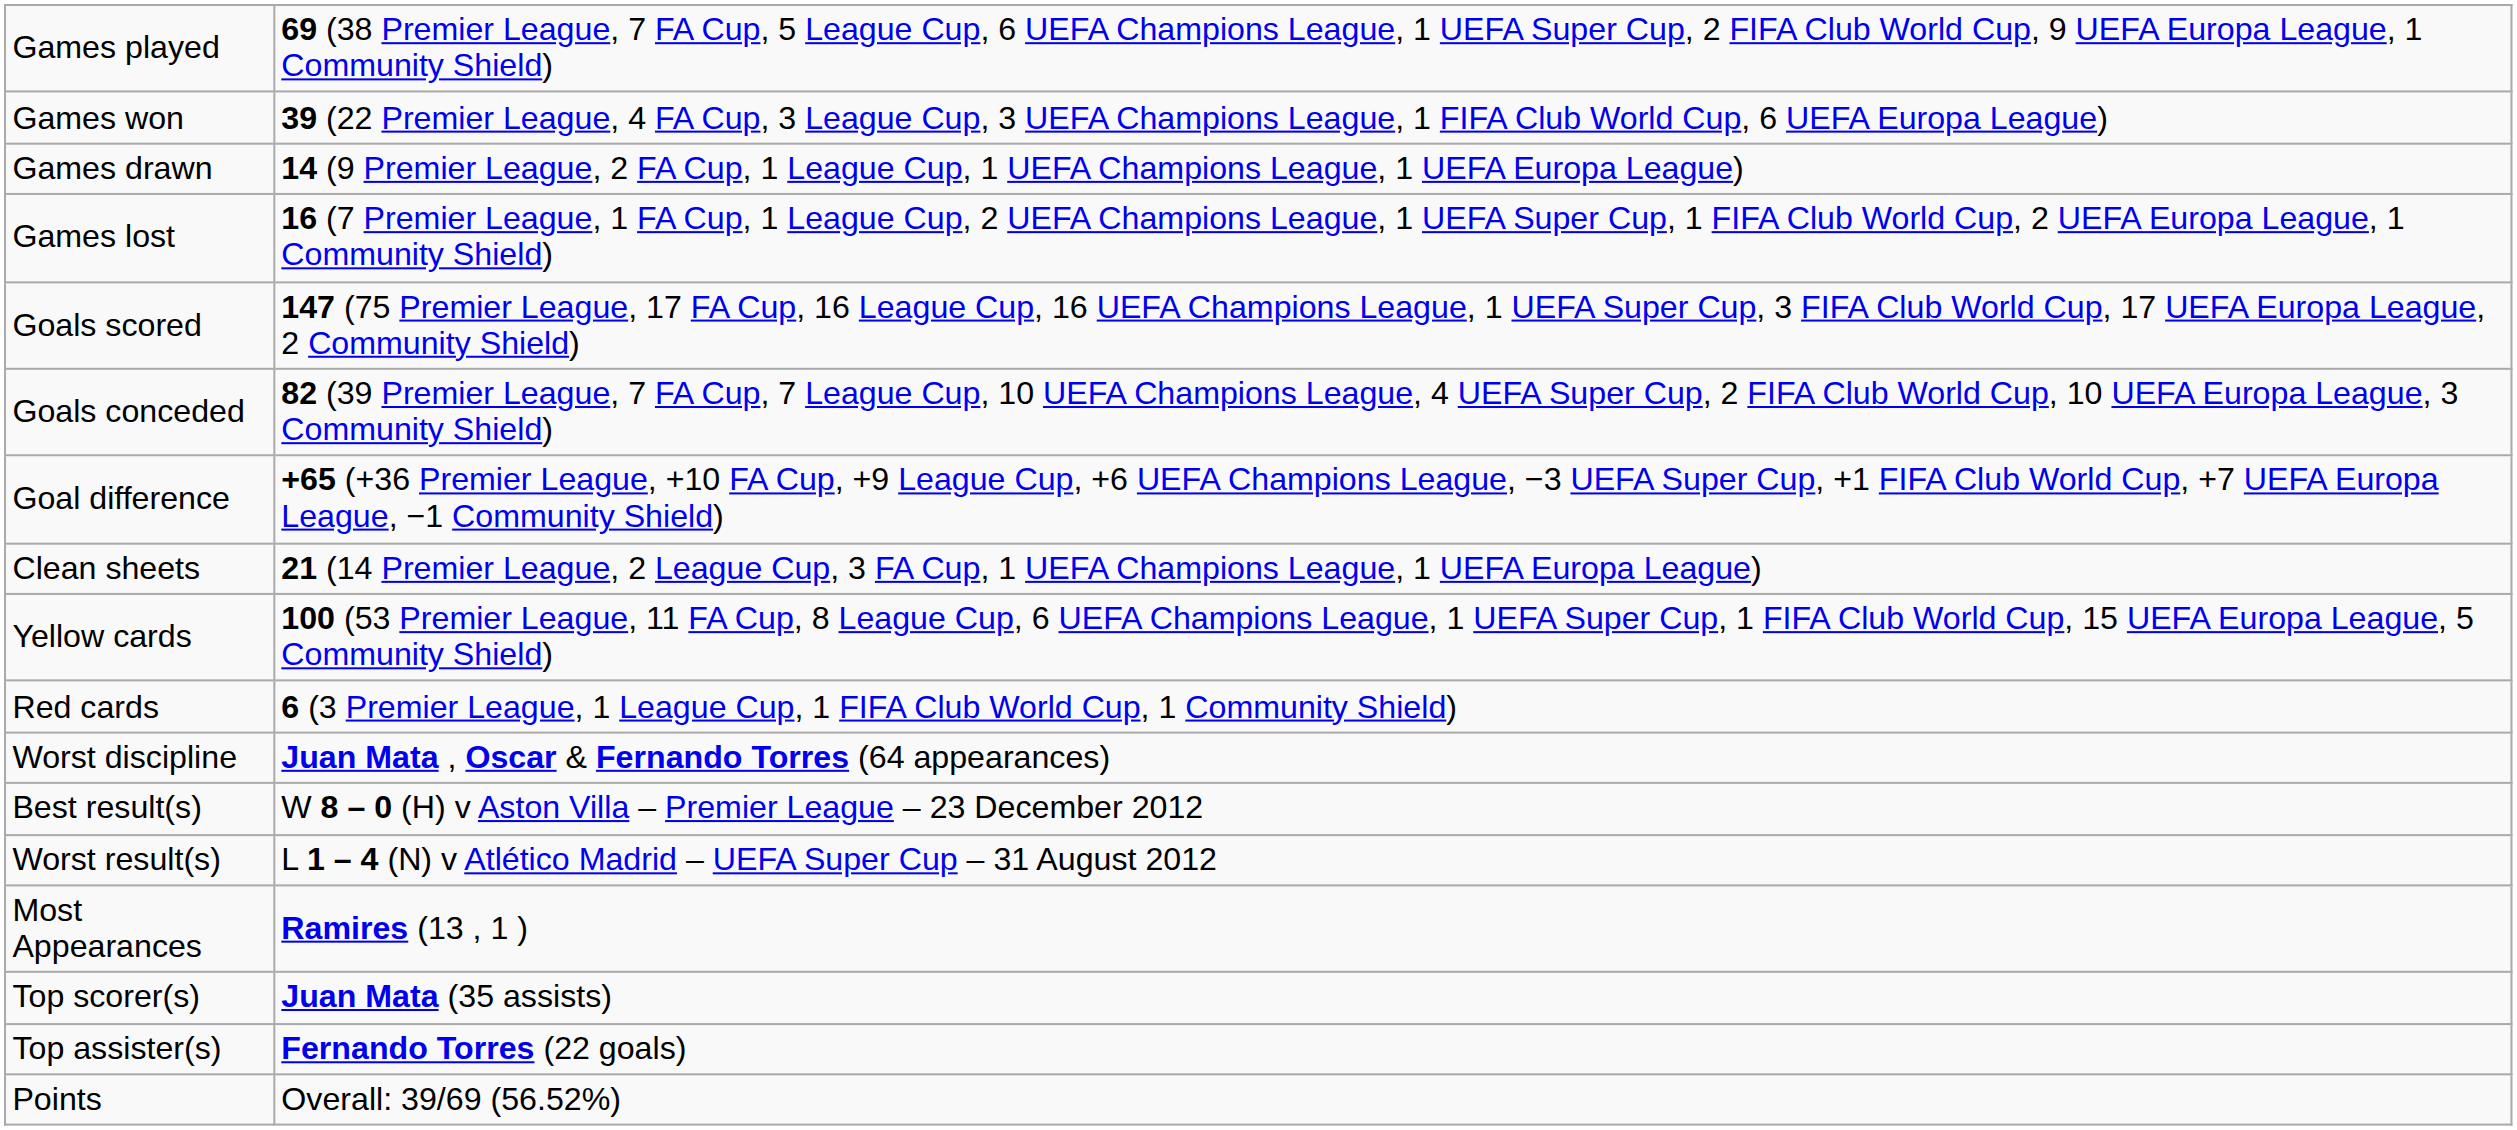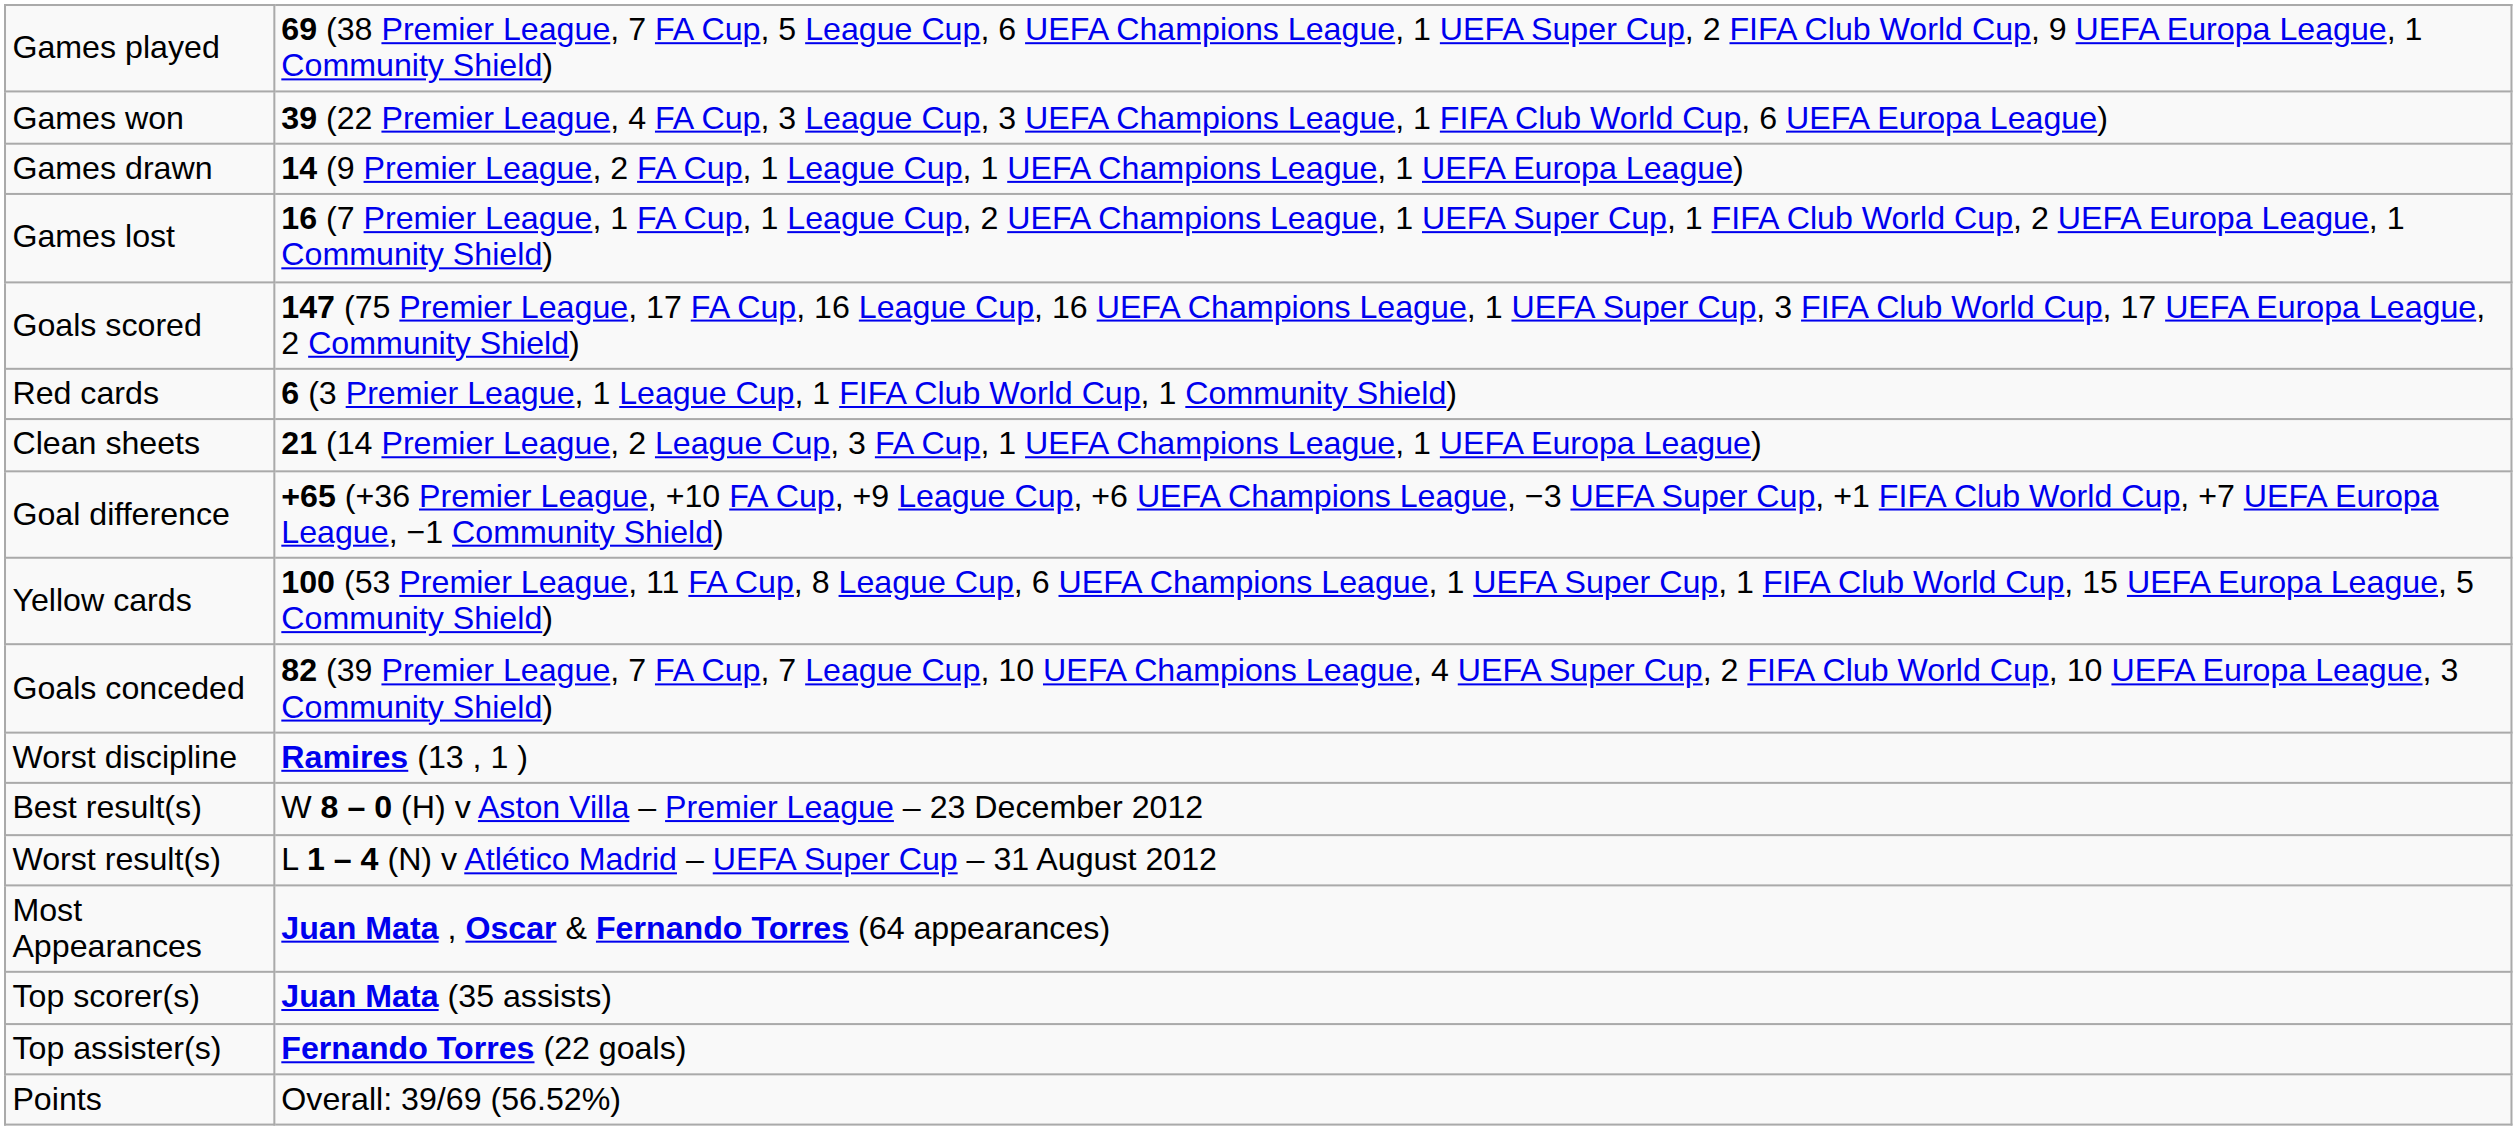rows swapped: (129, 411) <-> (86, 706)
rows swapped: (121, 498) <-> (106, 567)
(696, 757) Juan Mata , Oscar & Fernando Torres (64 appearances) -> (405, 757) Ramires (13 , 1 )
(405, 928) Ramires (13 , 1 ) -> (696, 928) Juan Mata , Oscar & Fernando Torres (64 appearances)
